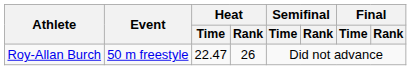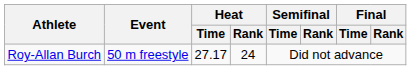(211, 55) 22.47 -> (211, 55) 27.17
(248, 55) 26 -> (248, 55) 24
